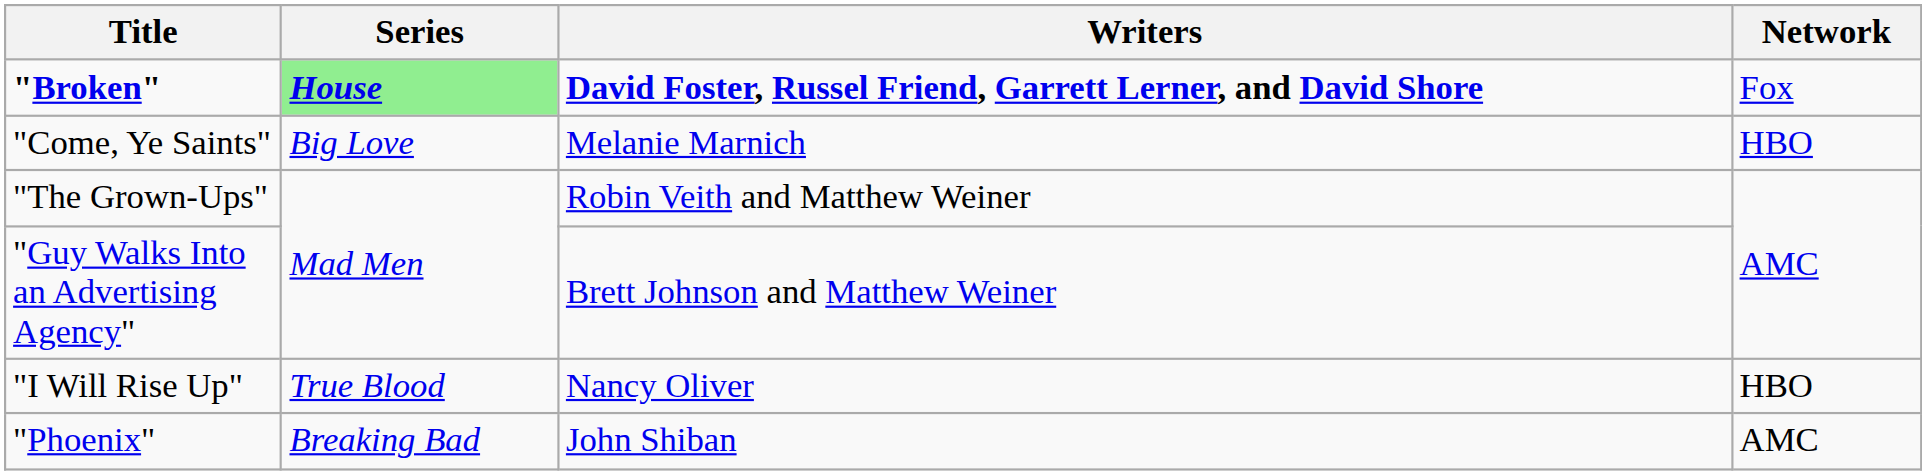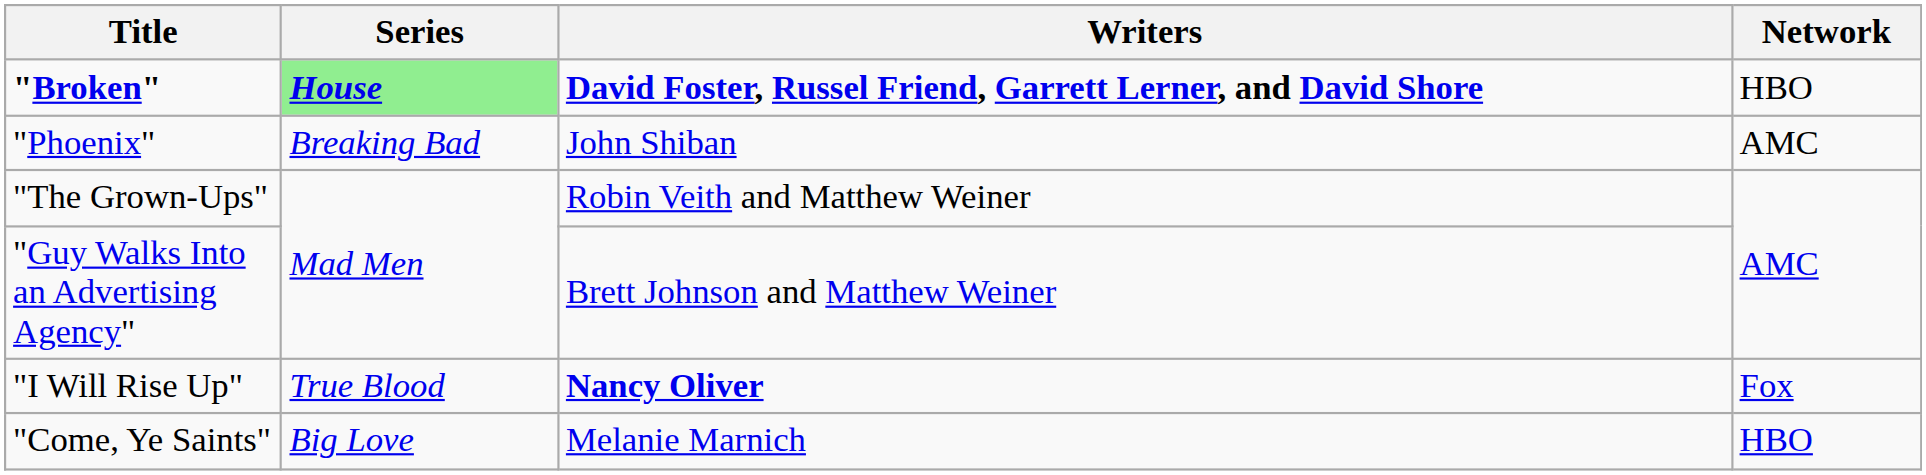(1767, 87) Fox -> (1776, 87) HBO
rows swapped: (142, 142) <-> (84, 440)
(660, 385) normal -> (665, 385) bold
(1776, 385) HBO -> (1767, 385) Fox
